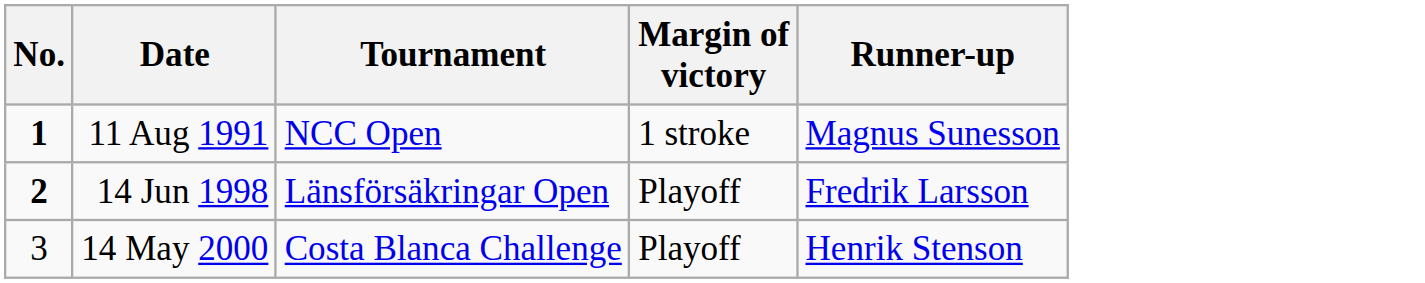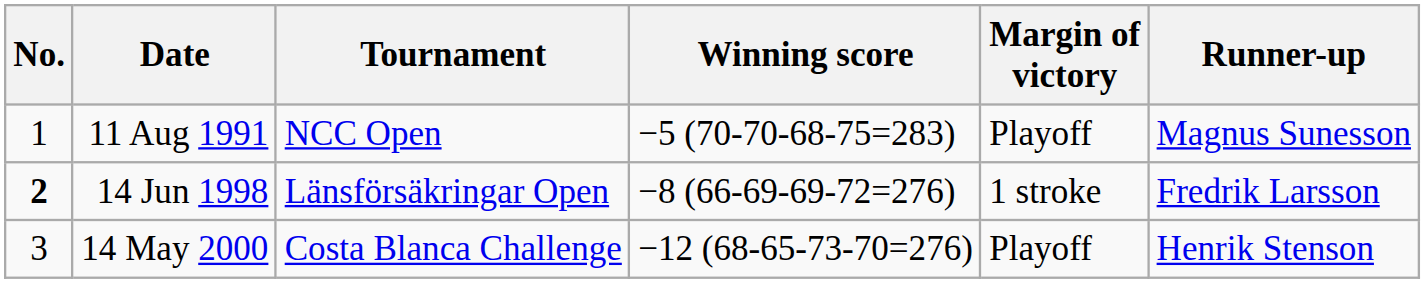+ column: (806, 54)
(39, 133) bold -> (39, 133) normal
(694, 133) 1 stroke -> (1041, 133) Playoff
(689, 191) Playoff -> (1045, 191) 1 stroke
